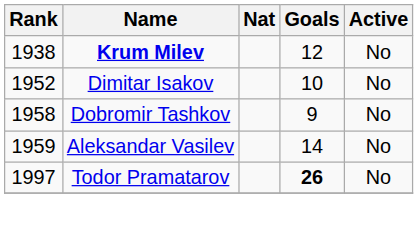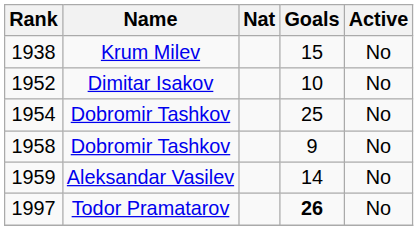(150, 51) bold -> (150, 51) normal
(312, 51) 12 -> (312, 51) 15
+ row: (33, 114)
